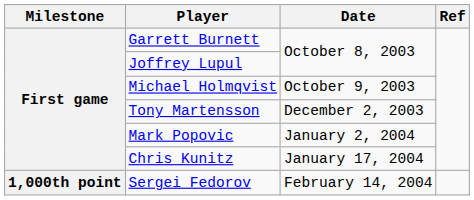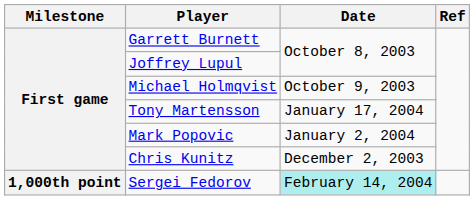(354, 111) December 2, 2003 -> (354, 111) January 17, 2004
(354, 159) January 17, 2004 -> (354, 159) December 2, 2003
(358, 183) no background -> (358, 183) paleturquoise background
